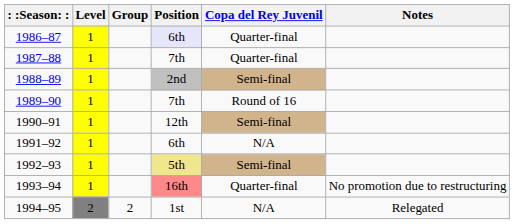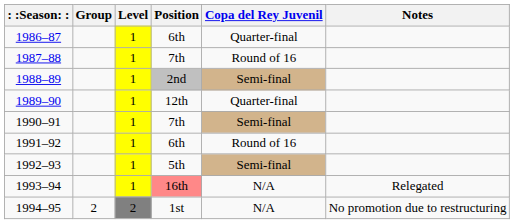columns swapped: (91, 15) <-> (130, 15)
(177, 36) lavender background -> (177, 36) no background
(264, 58) Quarter-final -> (264, 58) Round of 16
(177, 101) 7th -> (177, 101) 12th
(264, 101) Round of 16 -> (264, 101) Quarter-final
(177, 122) 12th -> (177, 122) 7th
(264, 143) N/A -> (264, 143) Round of 16
(177, 165) khaki background -> (177, 165) no background
(264, 186) Quarter-final -> (264, 186) N/A
(418, 186) No promotion due to restructuring -> (418, 186) Relegated
(418, 207) Relegated -> (418, 207) No promotion due to restructuring
